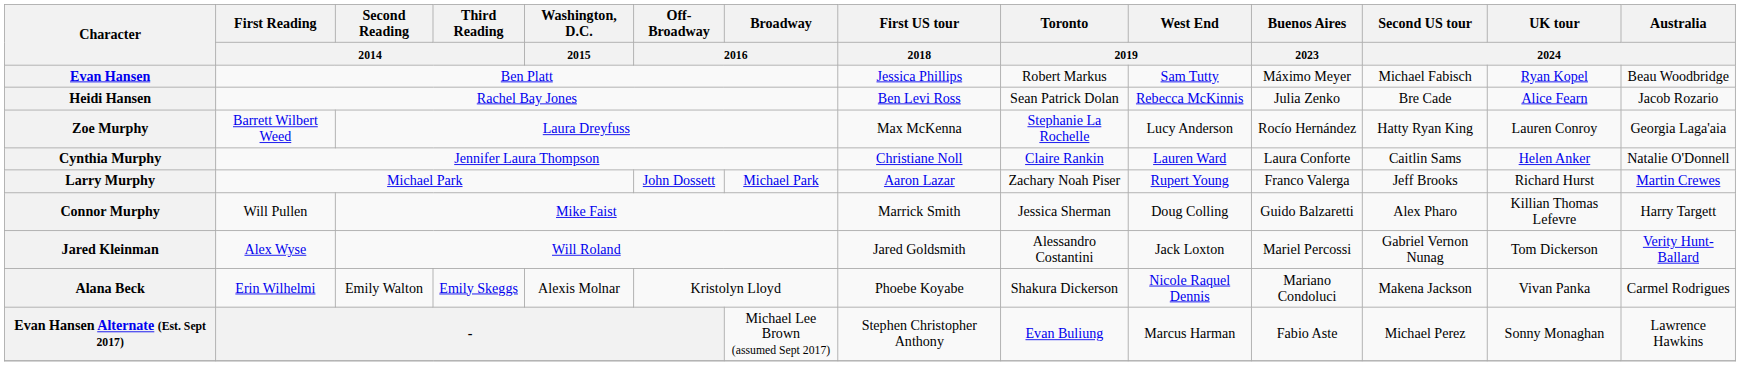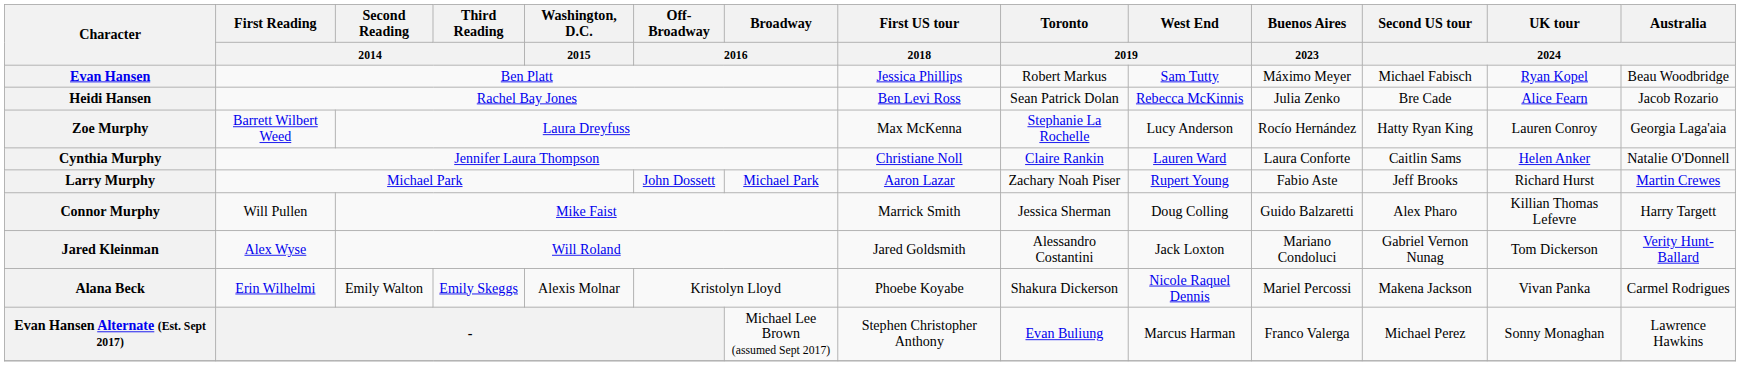(1307, 181) Franco Valerga -> (1307, 181) Fabio Aste
(1307, 249) Mariel Percossi -> (1307, 249) Mariano Condoluci
(1307, 287) Mariano Condoluci -> (1307, 287) Mariel Percossi
(1307, 334) Fabio Aste -> (1307, 334) Franco Valerga
